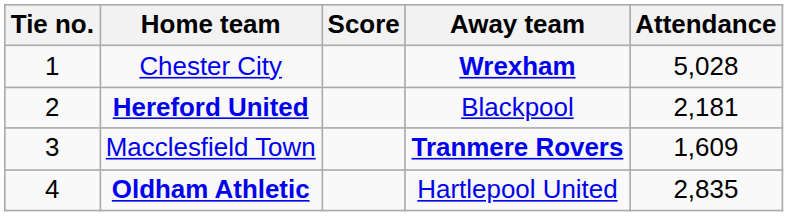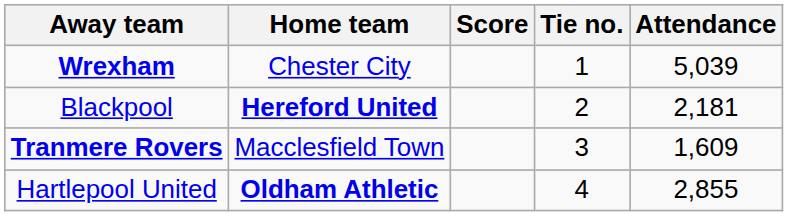columns swapped: (52, 25) <-> (517, 25)
(706, 66) 5,028 -> (706, 66) 5,039
(706, 189) 2,835 -> (706, 189) 2,855
